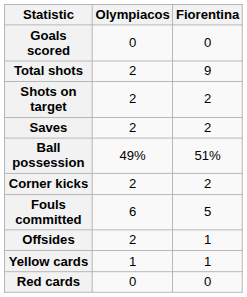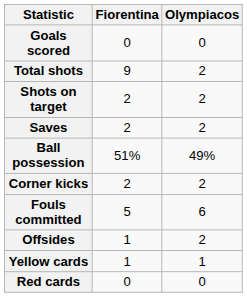columns swapped: (133, 14) <-> (208, 14)
